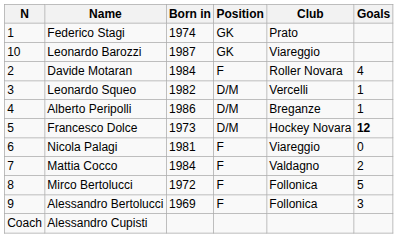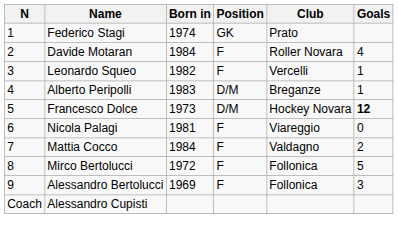- row: (94, 52)
(227, 90) D/M -> (220, 71) F
(182, 109) 1986 -> (182, 90) 1983
